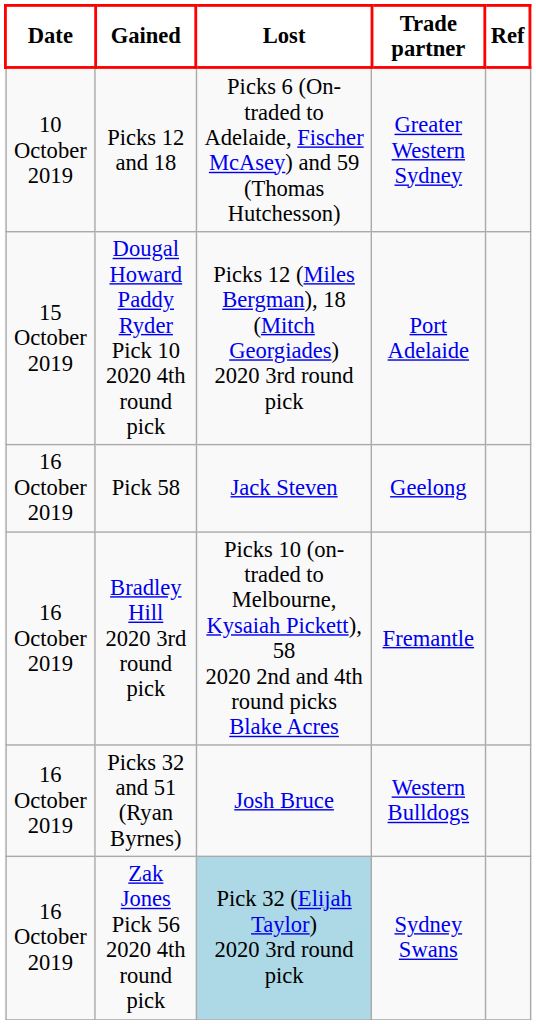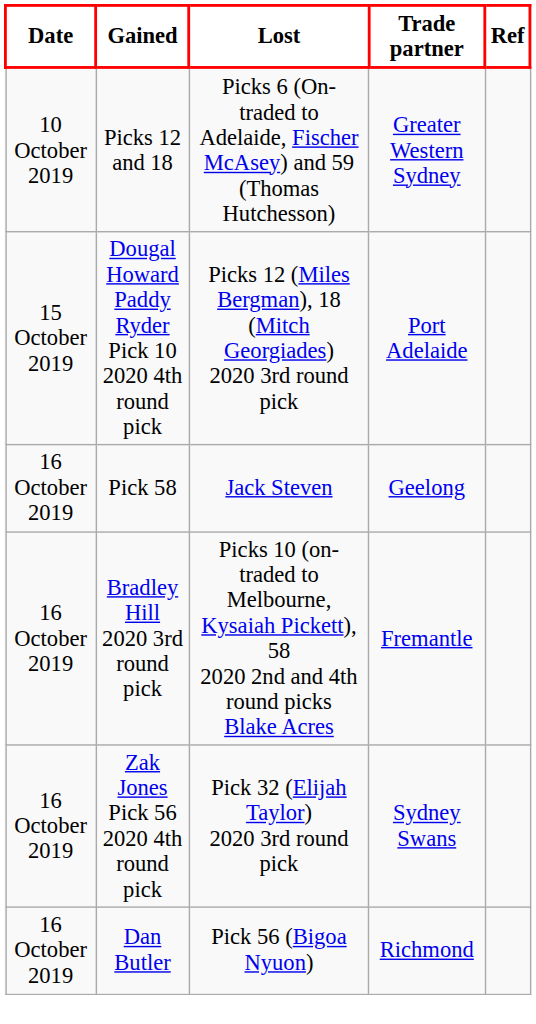- row: (146, 800)
(284, 937) lightblue background -> (279, 825) no background
+ row: (143, 950)
